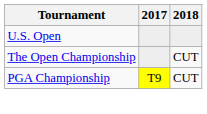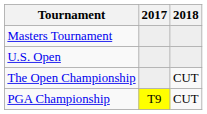+ row: (60, 36)
